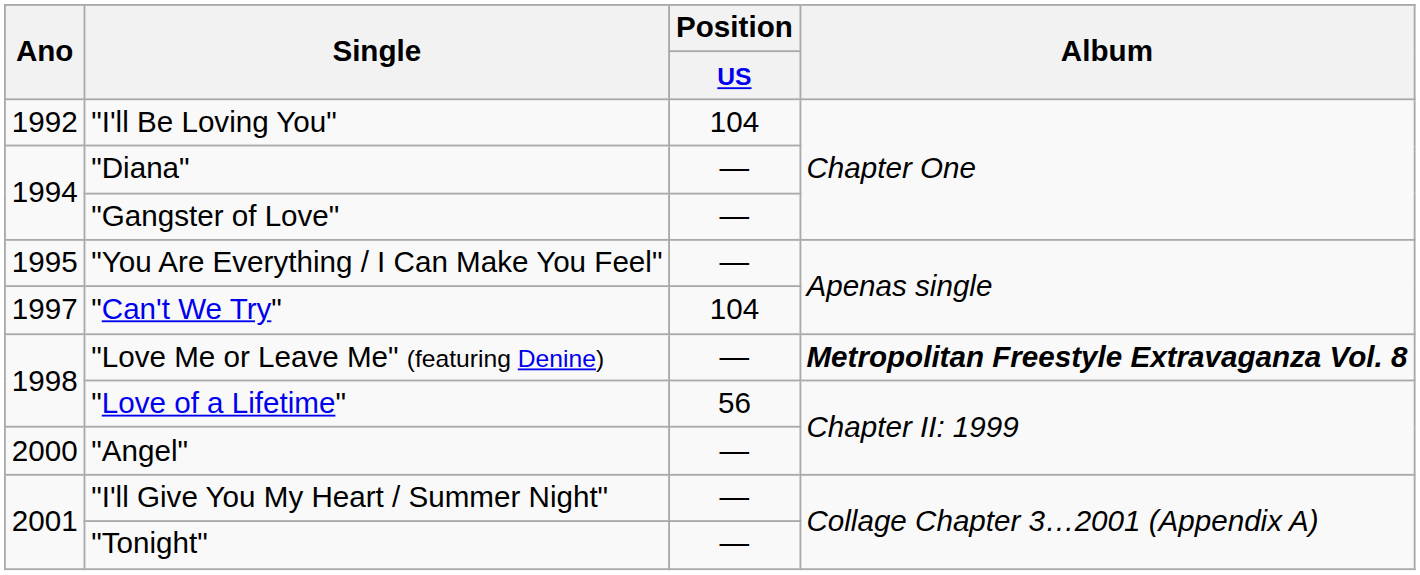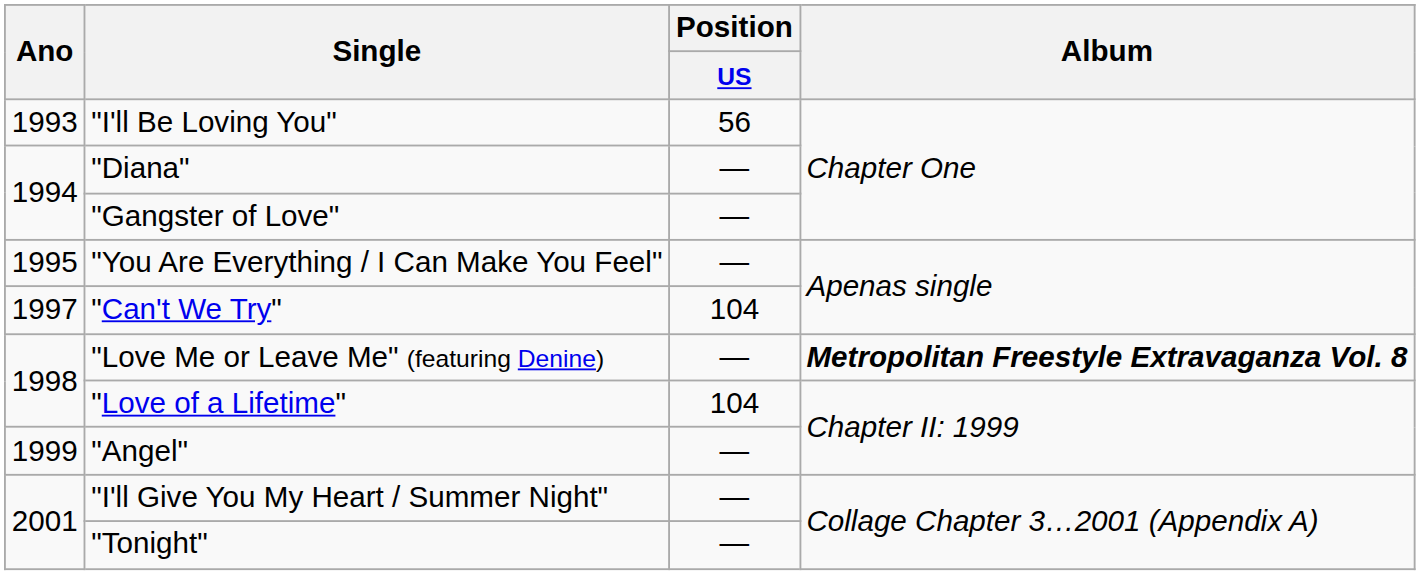(45, 121) 1992 -> (45, 121) 1993
(734, 121) 104 -> (734, 121) 56
(734, 403) 56 -> (734, 403) 104
(45, 450) 2000 -> (45, 450) 1999
